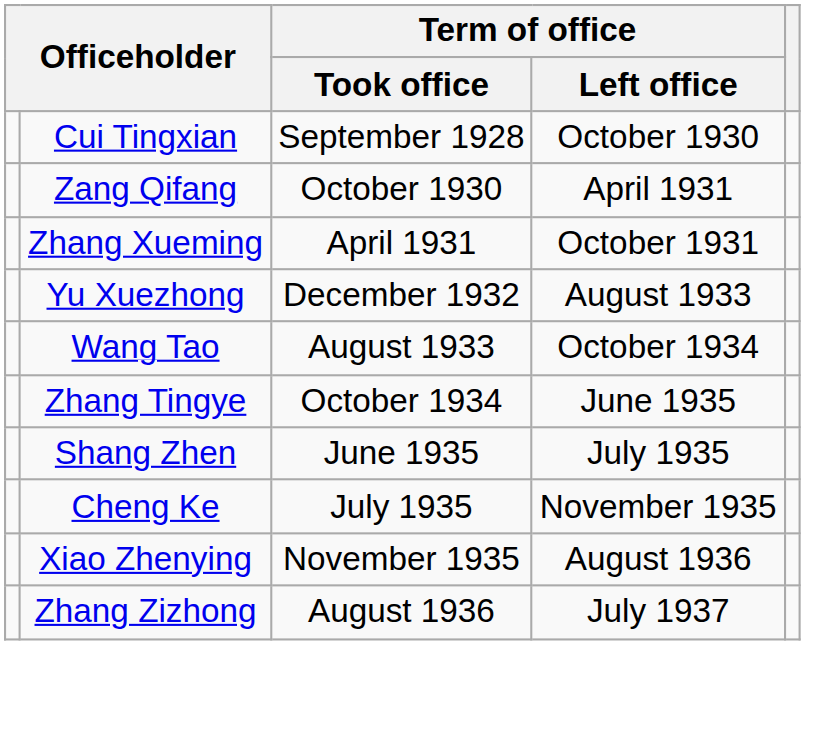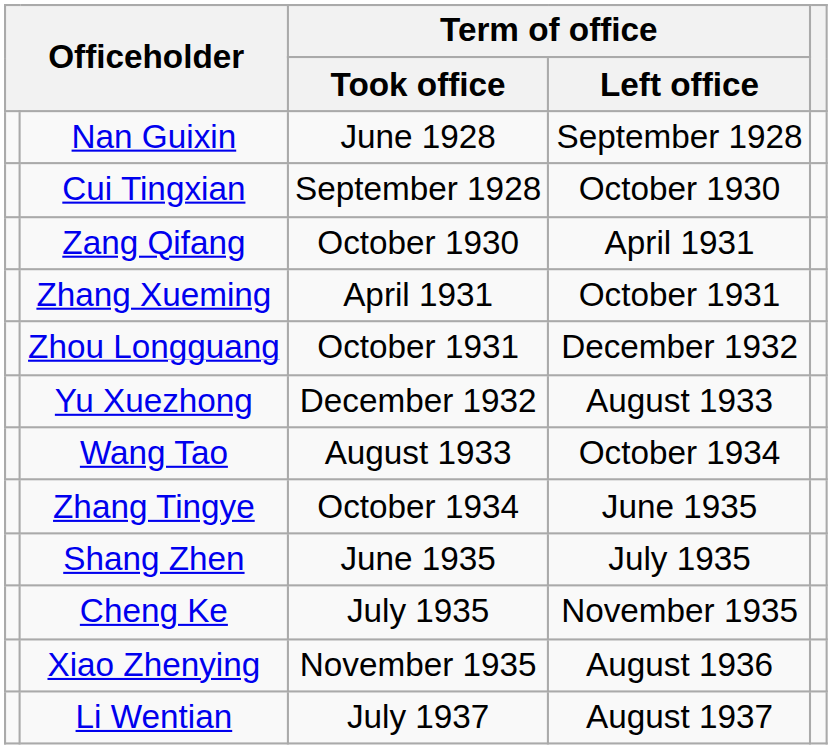+ row: (154, 136)
+ row: (154, 347)
- row: (146, 611)
+ row: (154, 717)
